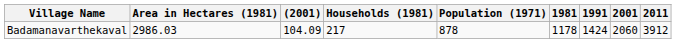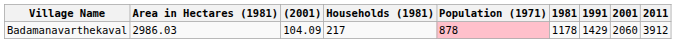(449, 30) no background -> (449, 30) pink background
(595, 30) 1424 -> (595, 30) 1429
